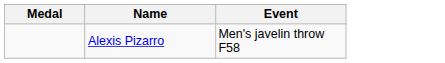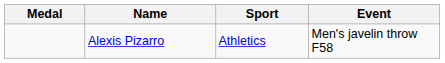+ column: (262, 14)
